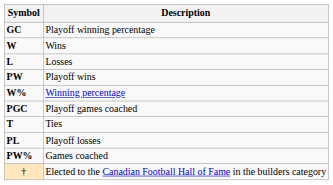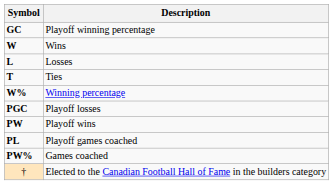rows swapped: (10, 124) <-> (15, 77)
(91, 109) Playoff games coached -> (73, 109) Playoff losses
(73, 140) Playoff losses -> (91, 140) Playoff games coached
